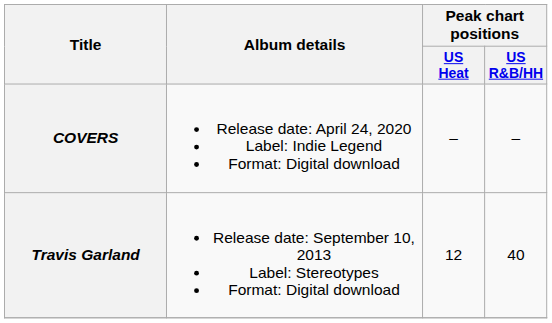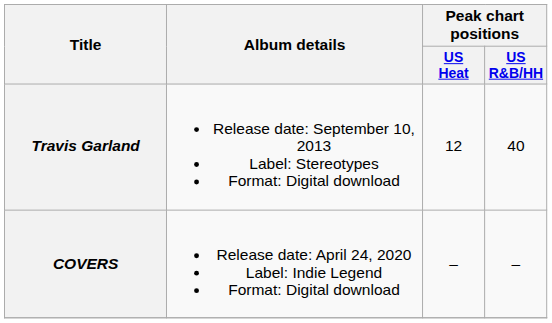rows swapped: (86, 254) <-> (86, 138)
